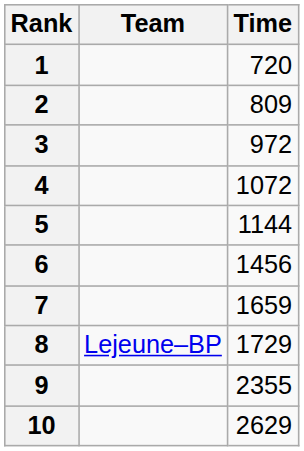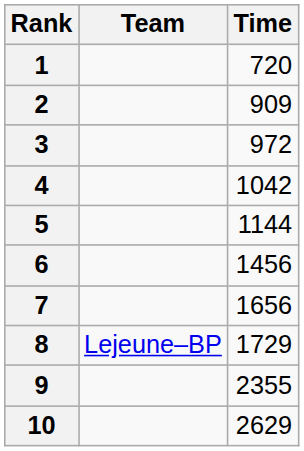(271, 104) 809 -> (271, 104) 909
(264, 184) 1072 -> (264, 184) 1042
(264, 305) 1659 -> (264, 305) 1656
